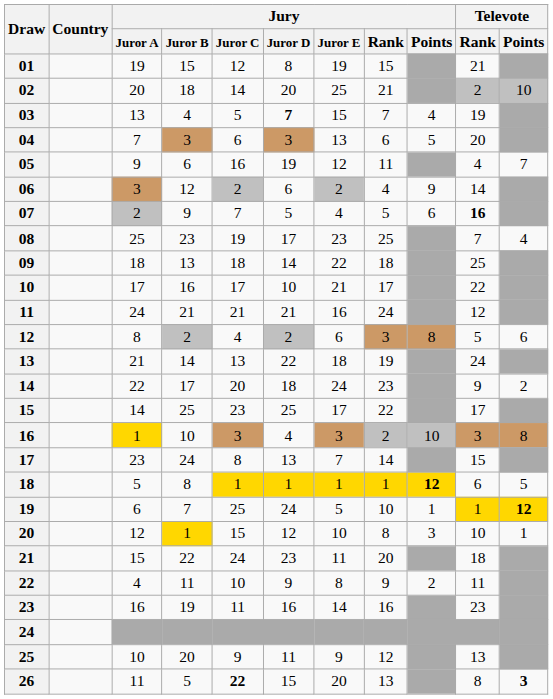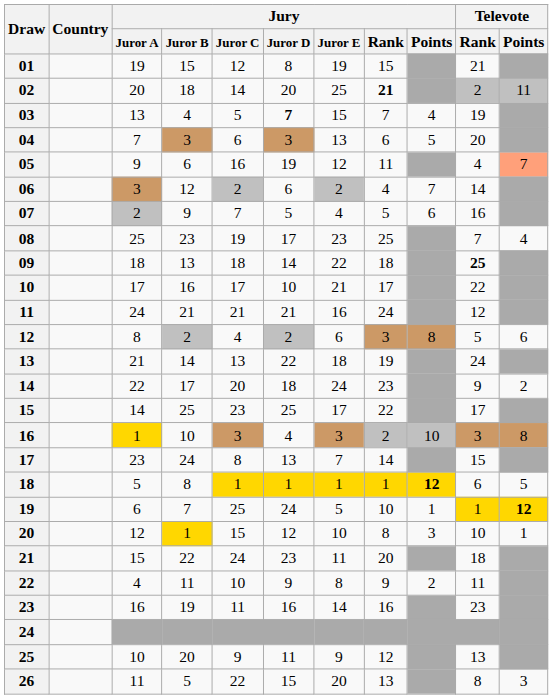(386, 90) normal -> (386, 90) bold
(524, 90) 10 -> (524, 90) 11
(524, 164) no background -> (524, 164) lightsalmon background
(432, 189) 9 -> (432, 189) 7
(478, 213) bold -> (478, 213) normal
(478, 262) normal -> (478, 262) bold
(238, 681) bold -> (238, 681) normal
(524, 681) bold -> (524, 681) normal
